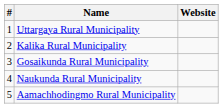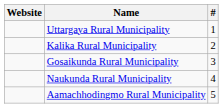columns swapped: (9, 12) <-> (198, 12)
